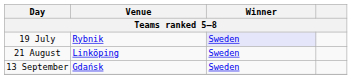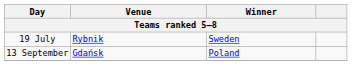(224, 39) lavender background -> (224, 39) no background
- row: (37, 53)
(224, 67) Sweden -> (224, 53) Poland
